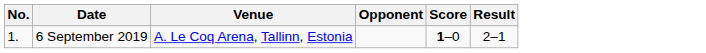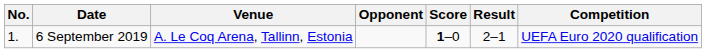+ column: (610, 15)
